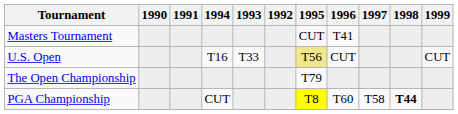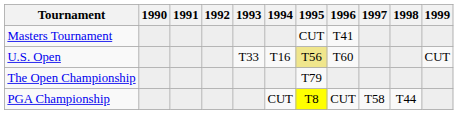columns swapped: (280, 15) <-> (217, 15)
(343, 57) CUT -> (343, 57) T60
(343, 99) T60 -> (343, 99) CUT
(406, 99) bold -> (406, 99) normal
